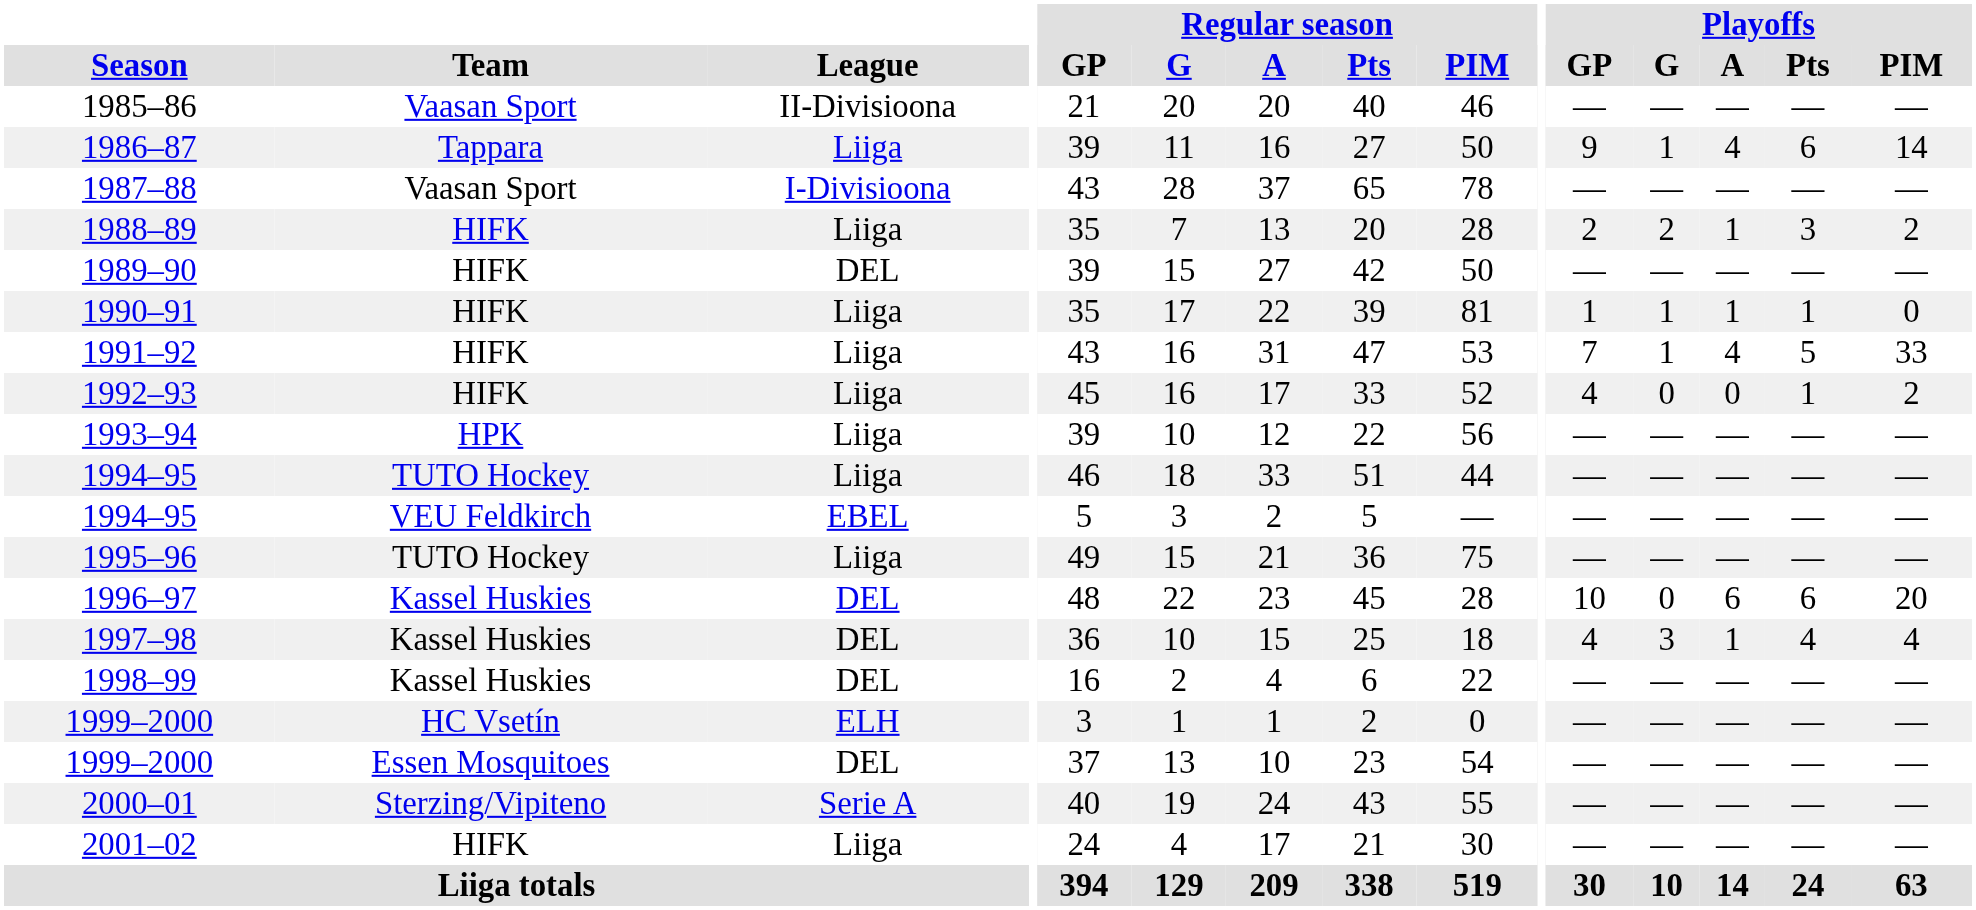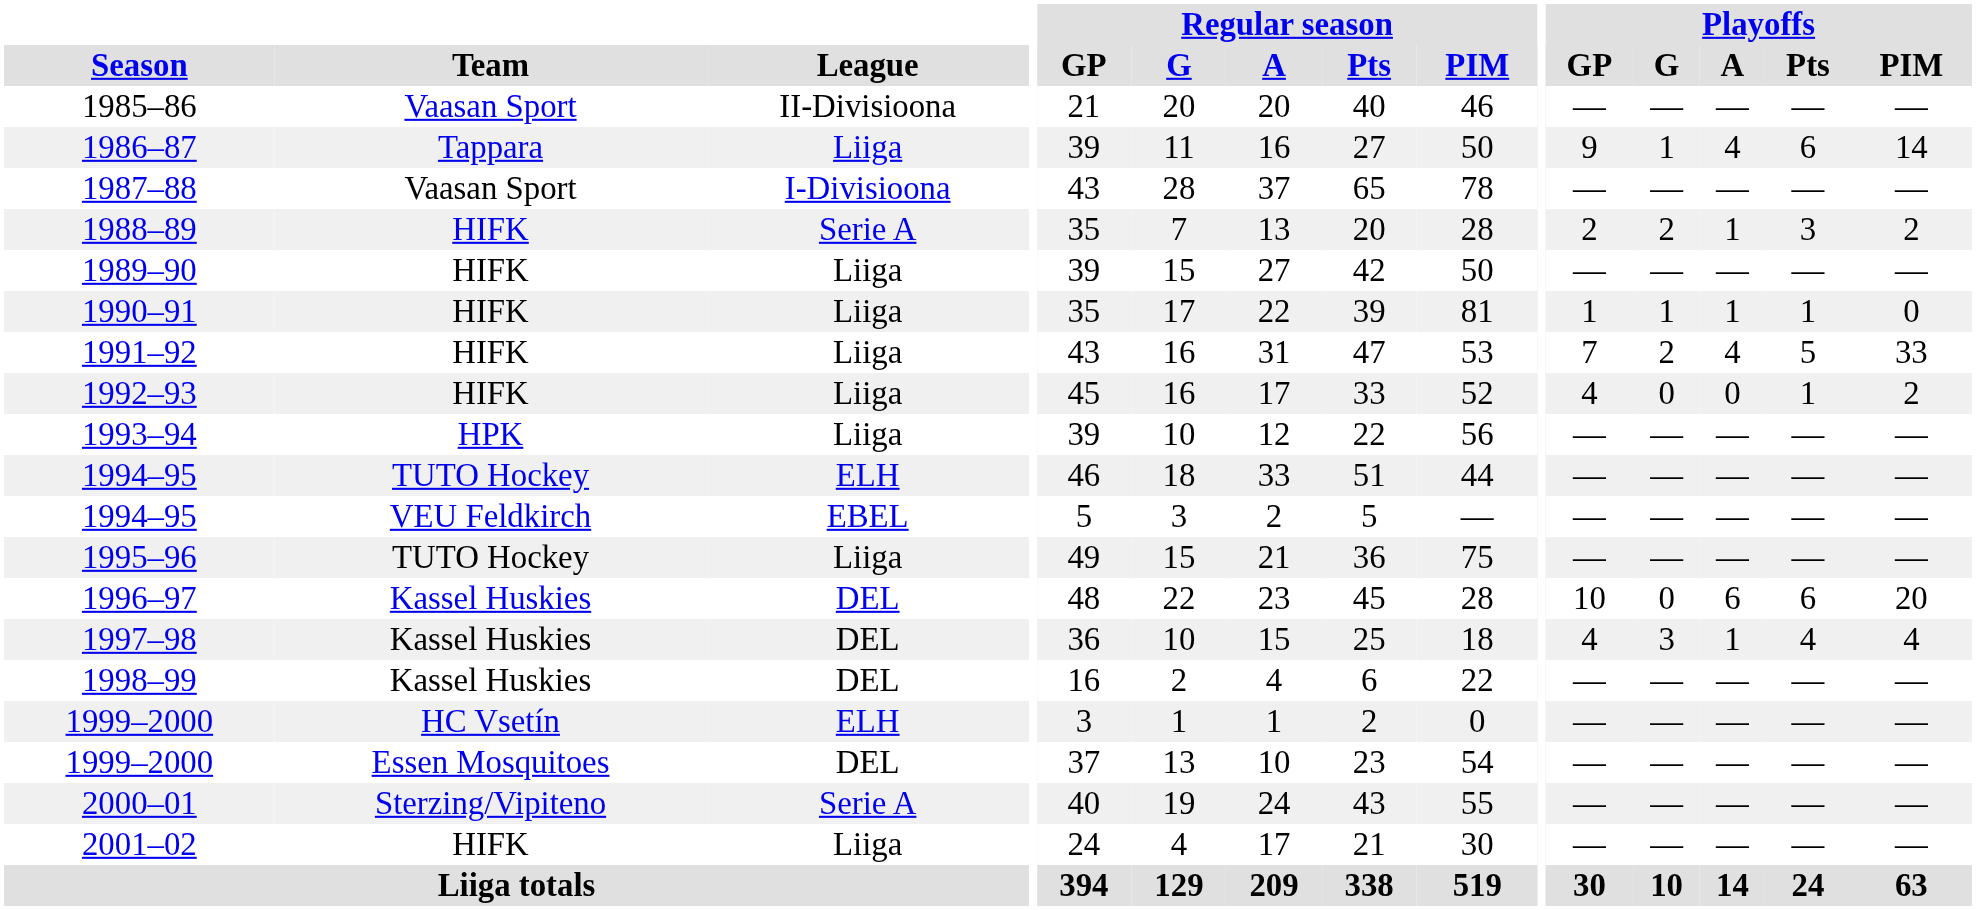(868, 228) Liiga -> (868, 228) Serie A
(868, 269) DEL -> (868, 269) Liiga
(1667, 351) 1 -> (1667, 351) 2
(868, 474) Liiga -> (868, 474) ELH
